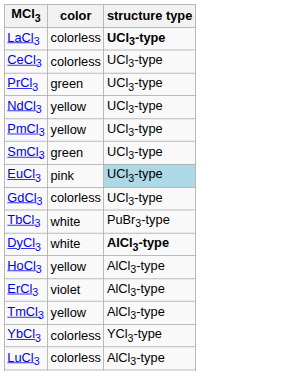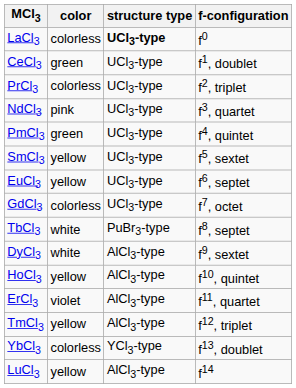+ column: (243, 15)
(76, 61) colorless -> (67, 62) green
(67, 84) green -> (76, 86) colorless
(68, 107) yellow -> (62, 110) pink
(68, 130) yellow -> (67, 134) green
(67, 153) green -> (68, 158) yellow
(62, 175) pink -> (68, 181) yellow
(135, 176) lightblue background -> (135, 182) no background
(138, 244) bold -> (136, 253) normal
(76, 358) colorless -> (68, 371) yellow
